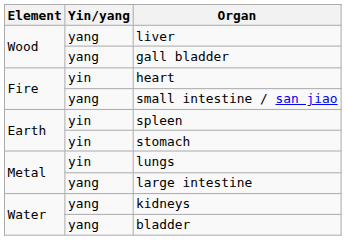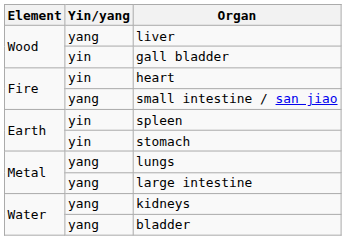(83, 57) yang -> (80, 57) yin
(80, 162) yin -> (83, 162) yang
